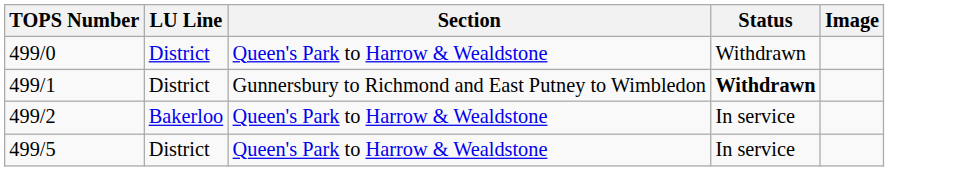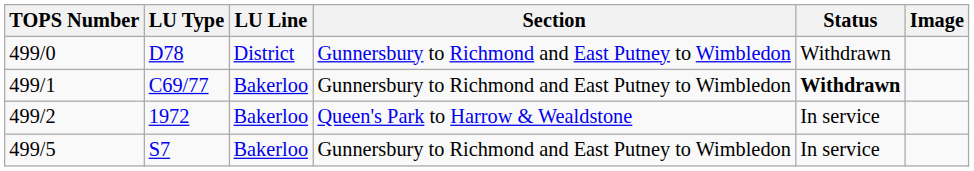+ column: (186, 20)
(390, 52) Queen's Park to Harrow & Wealdstone -> (554, 52) Gunnersbury to Richmond and East Putney to Wimbledon
(179, 85) District -> (271, 85) Bakerloo
(179, 149) District -> (271, 149) Bakerloo
(390, 149) Queen's Park to Harrow & Wealdstone -> (554, 149) Gunnersbury to Richmond and East Putney to Wimbledon
